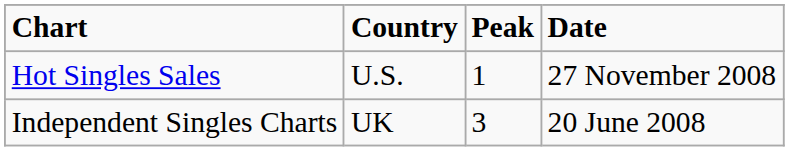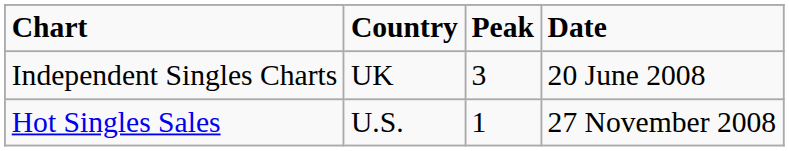rows swapped: (175, 121) <-> (116, 74)
